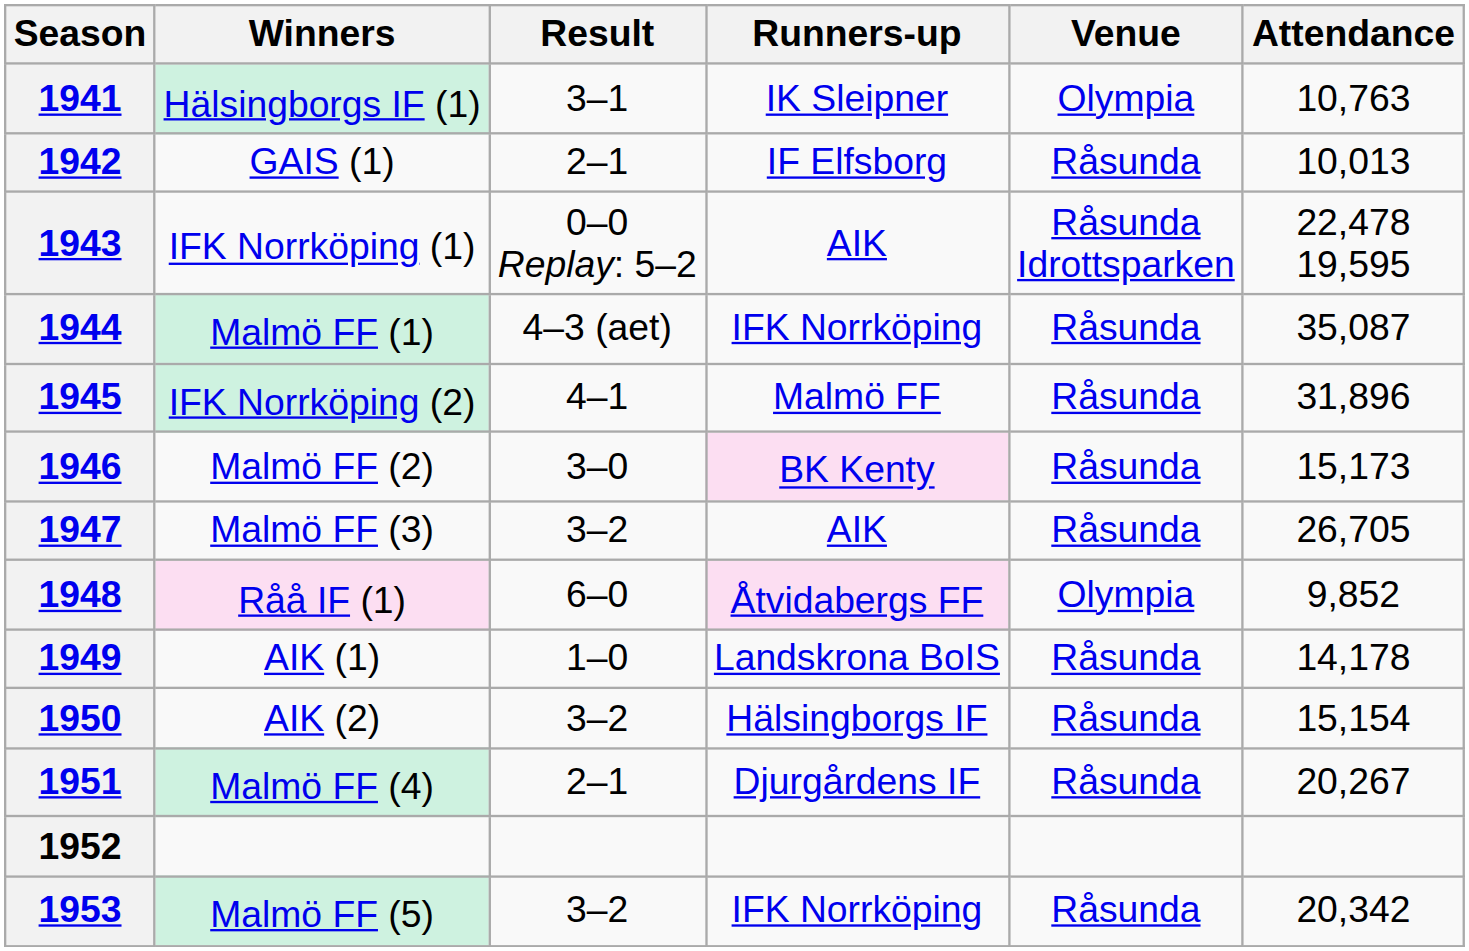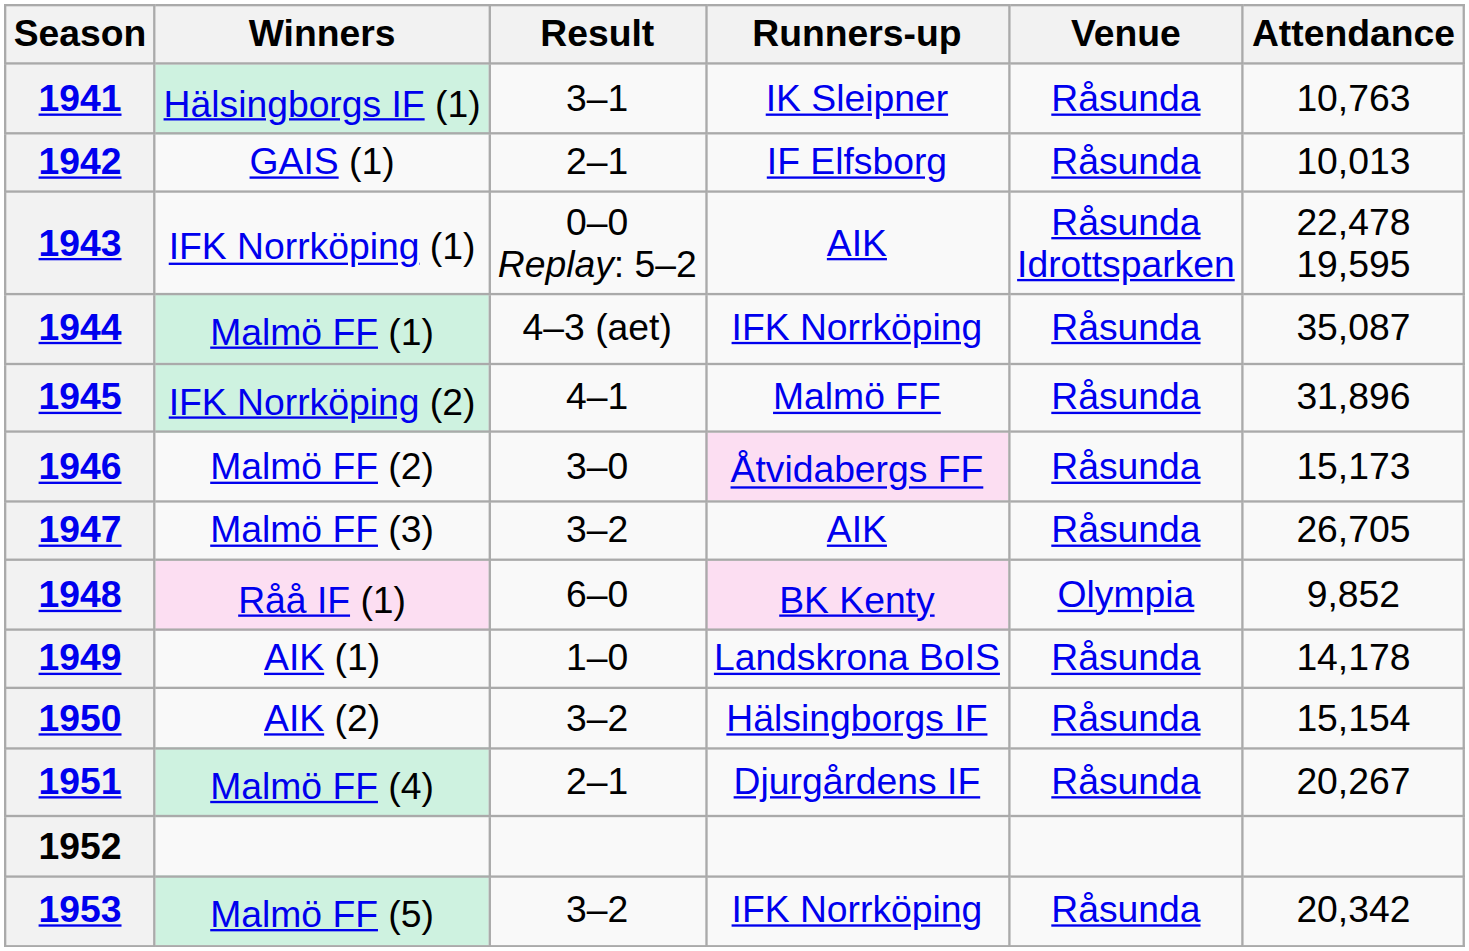(1126, 98) Olympia -> (1126, 98) Råsunda
(857, 471) BK Kenty -> (857, 471) Åtvidabergs FF
(857, 599) Åtvidabergs FF -> (857, 599) BK Kenty
